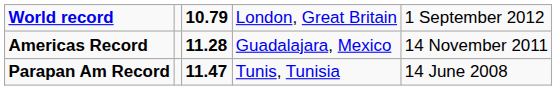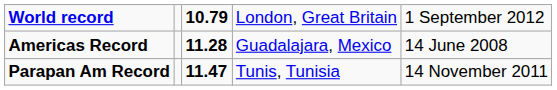(476, 44) 14 November 2011 -> (456, 44) 14 June 2008
(456, 71) 14 June 2008 -> (476, 71) 14 November 2011
